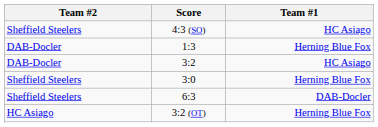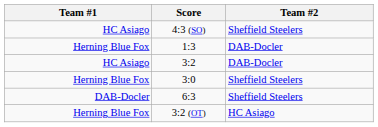columns swapped: (299, 12) <-> (78, 12)
